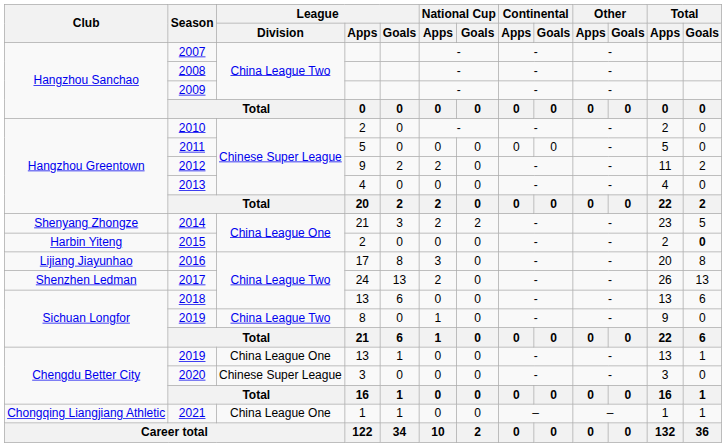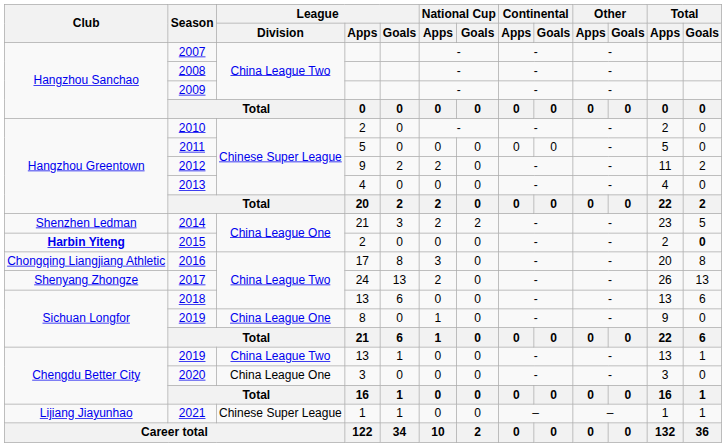(86, 223) Shenyang Zhongze -> (86, 223) Shenzhen Ledman
(86, 242) normal -> (86, 242) bold
(86, 261) Lijiang Jiayunhao -> (86, 261) Chongqing Liangjiang Athletic
(86, 280) Shenzhen Ledman -> (86, 280) Shenyang Zhongze
(280, 318) China League Two -> (280, 318) China League One
(280, 356) China League One -> (280, 356) China League Two
(280, 375) Chinese Super League -> (280, 375) China League One
(86, 413) Chongqing Liangjiang Athletic -> (86, 413) Lijiang Jiayunhao
(280, 413) China League One -> (280, 413) Chinese Super League
